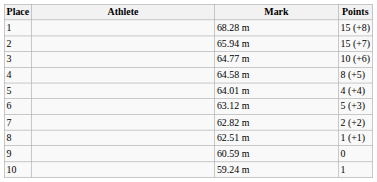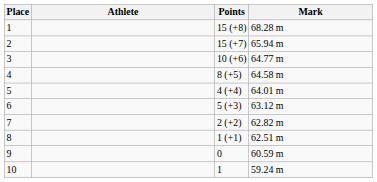columns swapped: (276, 12) <-> (355, 12)
